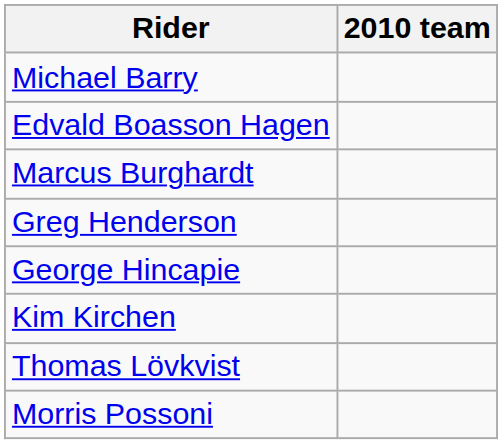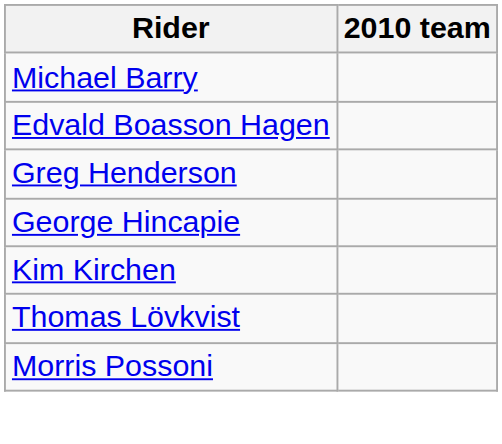- row: (133, 173)
